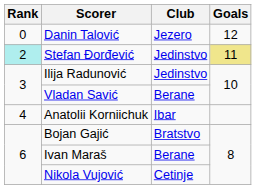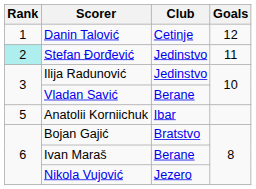(23, 34) 0 -> (23, 34) 1
(173, 34) Jezero -> (174, 34) Cetinje
(231, 54) khaki background -> (231, 54) no background
(23, 114) 4 -> (23, 114) 5
(174, 174) Cetinje -> (173, 174) Jezero
